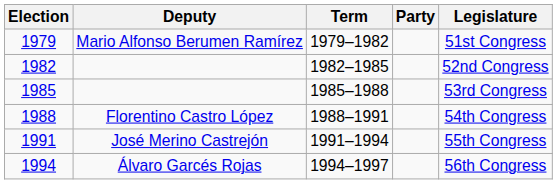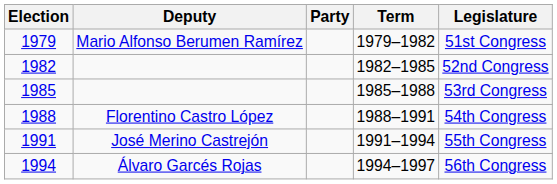columns swapped: (415, 16) <-> (349, 16)
